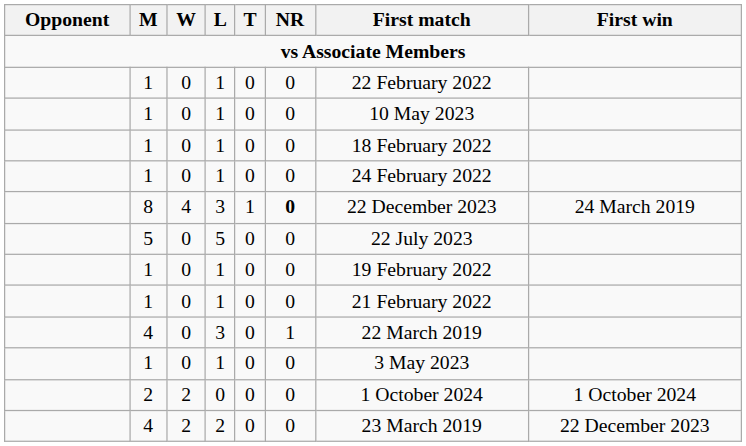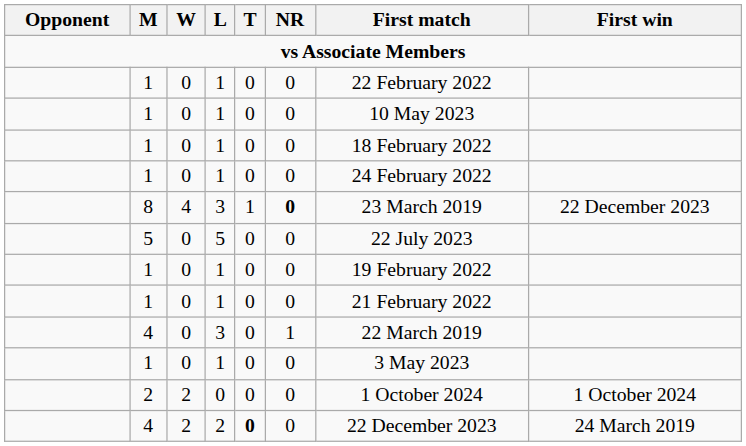(422, 207) 22 December 2023 -> (422, 207) 23 March 2019
(635, 207) 24 March 2019 -> (635, 207) 22 December 2023
(250, 425) normal -> (250, 425) bold
(422, 425) 23 March 2019 -> (422, 425) 22 December 2023
(635, 425) 22 December 2023 -> (635, 425) 24 March 2019
